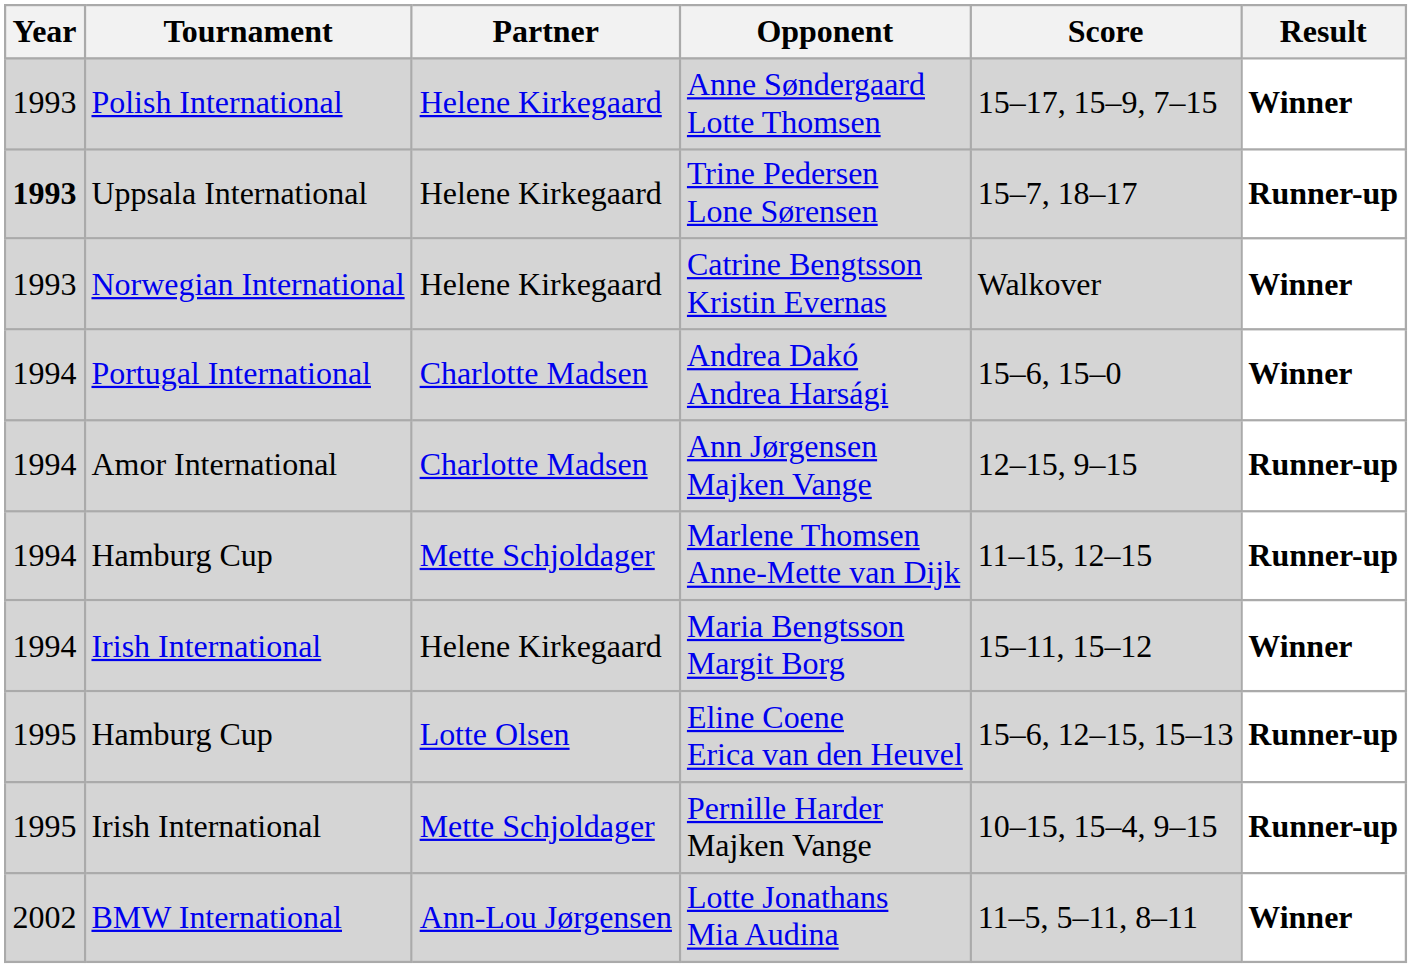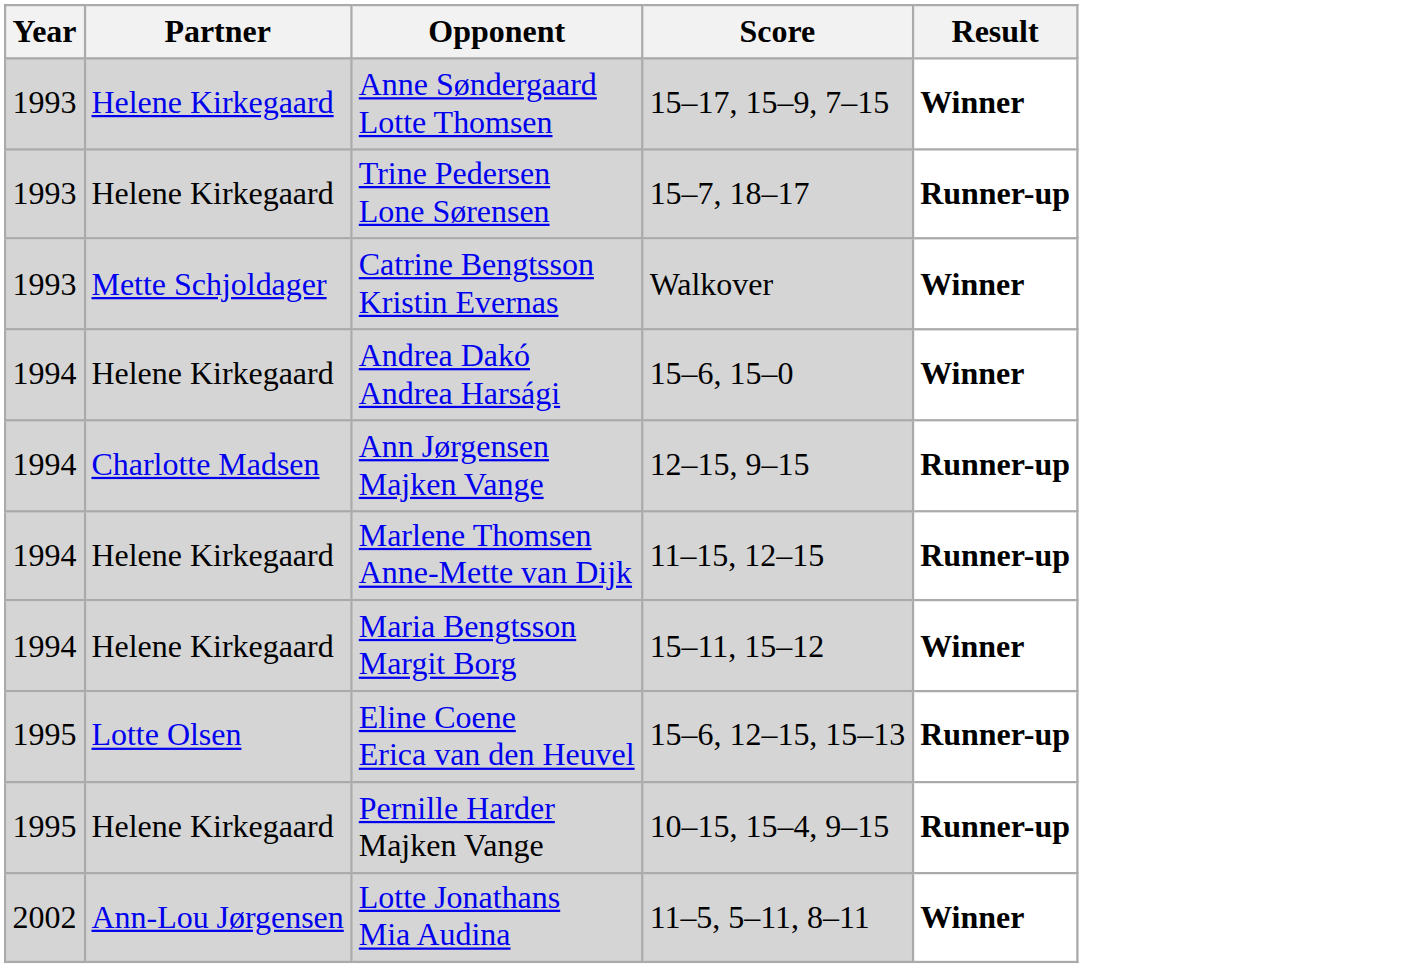- column: (248, 31)
(45, 193) bold -> (45, 193) normal
(541, 283) Helene Kirkegaard -> (209, 283) Mette Schjoldager
(534, 374) Charlotte Madsen -> (213, 374) Helene Kirkegaard
(537, 555) Mette Schjoldager -> (213, 555) Helene Kirkegaard
(537, 826) Mette Schjoldager -> (213, 826) Helene Kirkegaard
